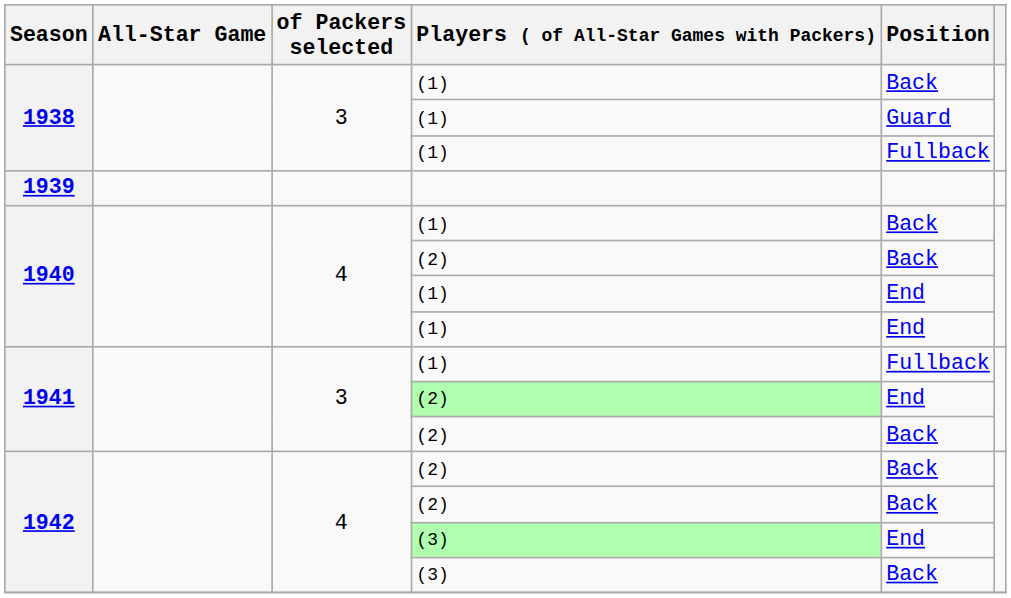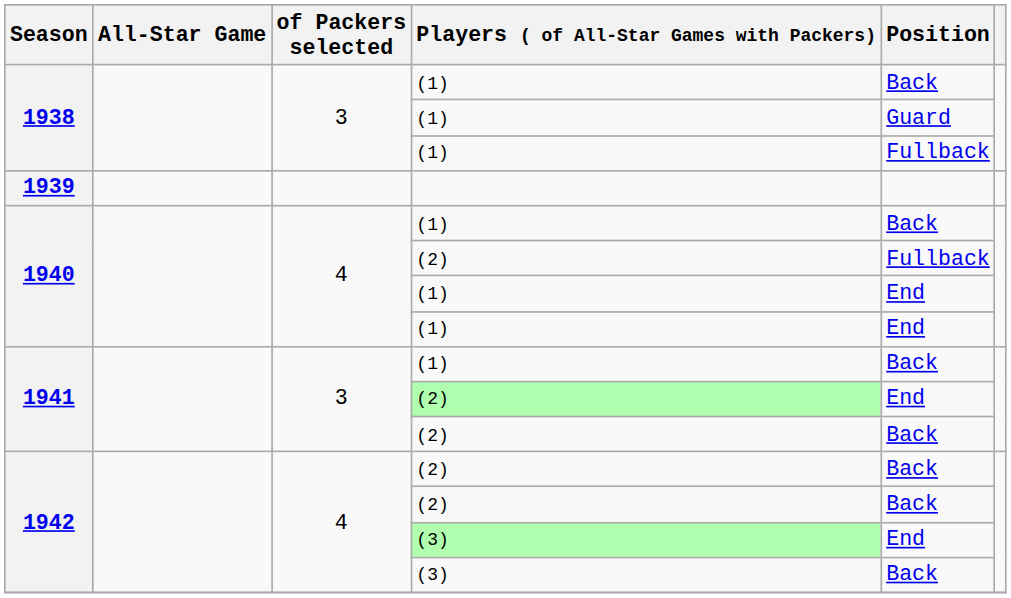(912, 258) Back -> (938, 258) Fullback
(938, 364) Fullback -> (912, 364) Back
